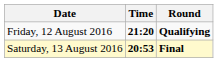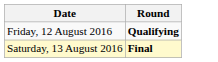- column: (141, 13)
